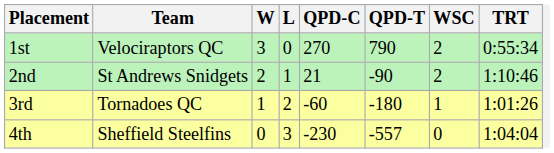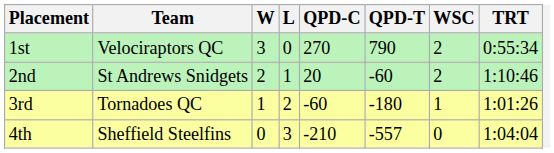(312, 76) 21 -> (312, 76) 20
(381, 76) -90 -> (381, 76) -60
(320, 133) -230 -> (320, 133) -210
